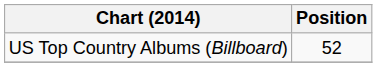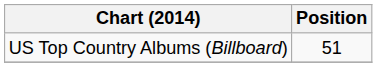(332, 47) 52 -> (332, 47) 51
